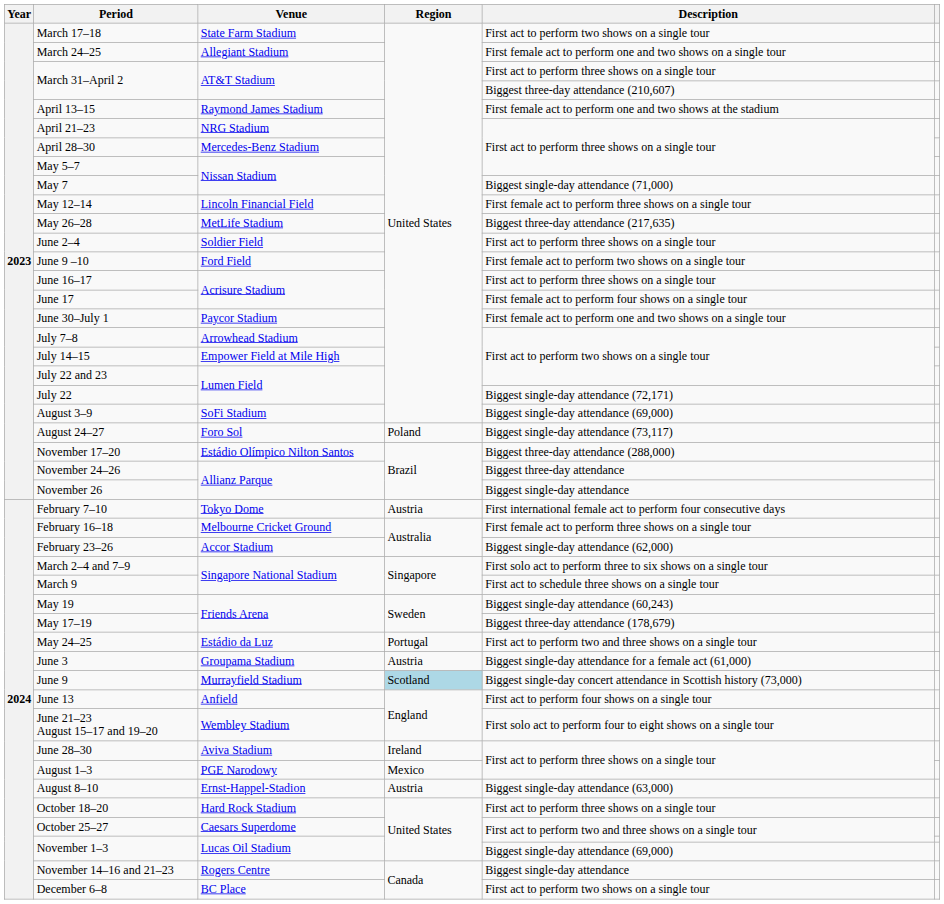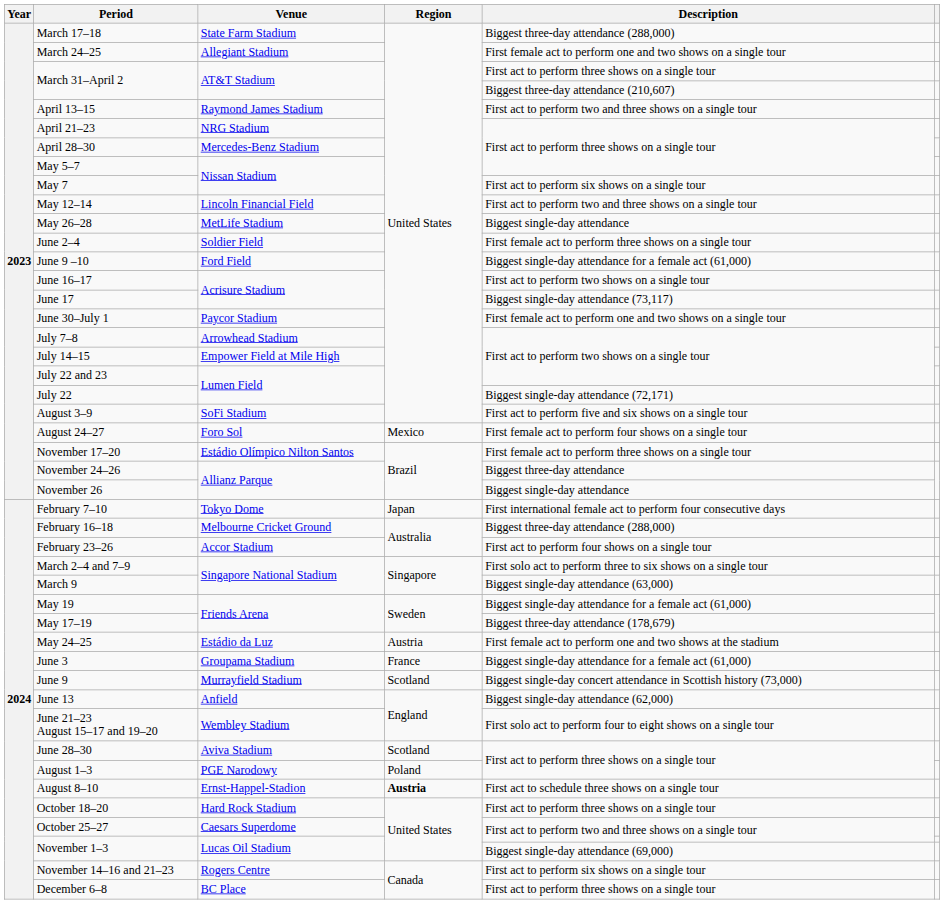(597, 33) First act to perform two shows on a single tour -> (580, 33) Biggest three-day attendance (288,000)
(632, 109) First female act to perform one and two shows at the stadium -> (621, 109) First act to perform two and three shows on a single tour
(579, 185) Biggest single-day attendance (71,000) -> (595, 185) First act to perform six shows on a single tour
(618, 204) First female act to perform three shows on a single tour -> (621, 204) First act to perform two and three shows on a single tour
(580, 223) Biggest three-day attendance (217,635) -> (557, 223) Biggest single-day attendance
(600, 242) First act to perform three shows on a single tour -> (618, 242) First female act to perform three shows on a single tour
(615, 261) First female act to perform two shows on a single tour -> (618, 261) Biggest single-day attendance for a female act (61,000)
(600, 280) First act to perform three shows on a single tour -> (597, 280) First act to perform two shows on a single tour
(616, 299) First female act to perform four shows on a single tour -> (579, 299) Biggest single-day attendance (73,117)
(579, 413) Biggest single-day attendance (69,000) -> (616, 413) First act to perform five and six shows on a single tour
(404, 432) Poland -> (406, 432) Mexico
(579, 432) Biggest single-day attendance (73,117) -> (616, 432) First female act to perform four shows on a single tour
(580, 451) Biggest three-day attendance (288,000) -> (618, 451) First female act to perform three shows on a single tour
(405, 508) Austria -> (401, 508) Japan
(618, 527) First female act to perform three shows on a single tour -> (580, 527) Biggest three-day attendance (288,000)
(579, 546) Biggest single-day attendance (62,000) -> (598, 546) First act to perform four shows on a single tour
(602, 584) First act to schedule three shows on a single tour -> (579, 584) Biggest single-day attendance (63,000)
(579, 603) Biggest single-day attendance (60,243) -> (618, 603) Biggest single-day attendance for a female act (61,000)
(408, 642) Portugal -> (405, 642) Austria
(621, 642) First act to perform two and three shows on a single tour -> (632, 642) First female act to perform one and two shows at the stadium
(405, 661) Austria -> (404, 661) France
(408, 680) lightblue background -> (408, 680) no background
(598, 699) First act to perform four shows on a single tour -> (579, 699) Biggest single-day attendance (62,000)
(404, 750) Ireland -> (408, 750) Scotland
(406, 769) Mexico -> (404, 769) Poland
(405, 788) normal -> (407, 788) bold
(579, 788) Biggest single-day attendance (63,000) -> (602, 788) First act to schedule three shows on a single tour
(557, 870) Biggest single-day attendance -> (595, 870) First act to perform six shows on a single tour
(597, 889) First act to perform two shows on a single tour -> (600, 889) First act to perform three shows on a single tour
